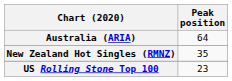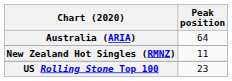(203, 53) 35 -> (203, 53) 11
